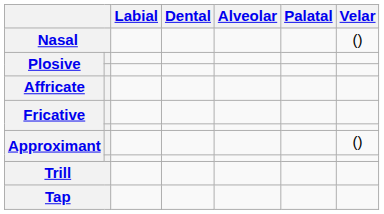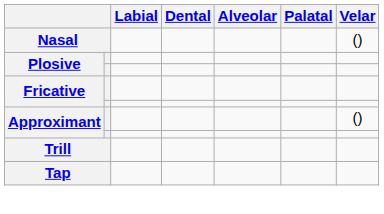- row: (54, 87)
